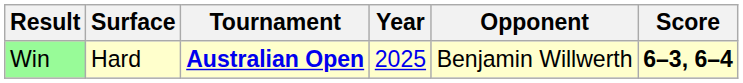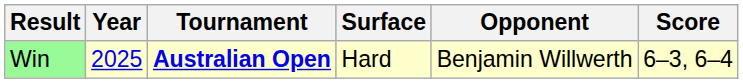columns swapped: (400, 22) <-> (133, 22)
(688, 59) bold -> (688, 59) normal
